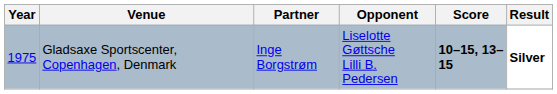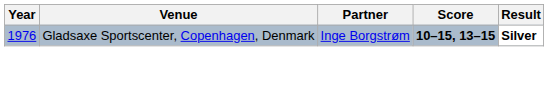- column: (387, 15)
(22, 57) 1975 -> (22, 36) 1976
